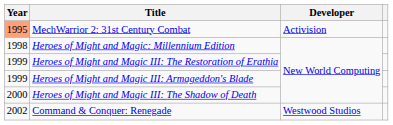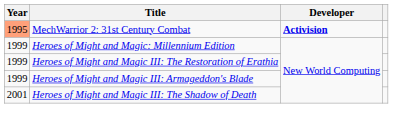(305, 29) normal -> (305, 29) bold
(17, 45) 1998 -> (17, 45) 1999
(17, 95) 2000 -> (17, 95) 2001
- row: (102, 111)
